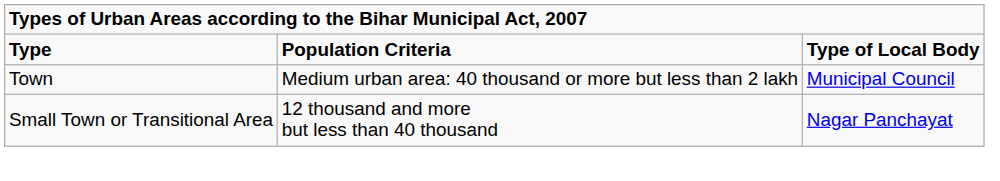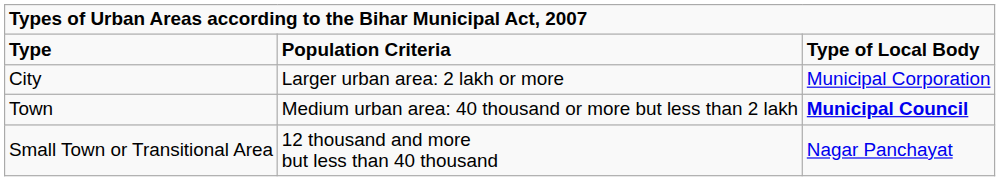+ row: (25, 79)
(881, 79) normal -> (888, 109) bold
